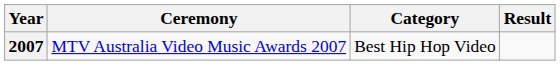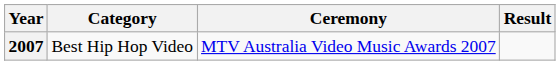columns swapped: (199, 18) <-> (425, 18)
